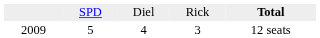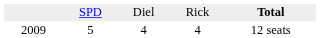(198, 29) 3 -> (198, 29) 4
